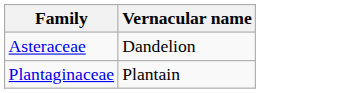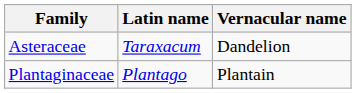+ column: (166, 18)
